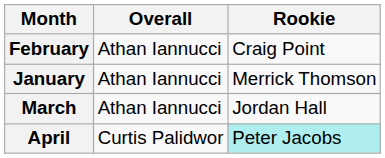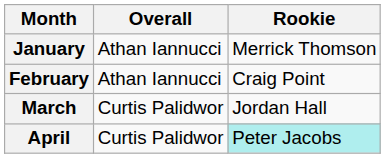rows swapped: (49, 78) <-> (49, 49)
(160, 108) Athan Iannucci -> (161, 108) Curtis Palidwor
